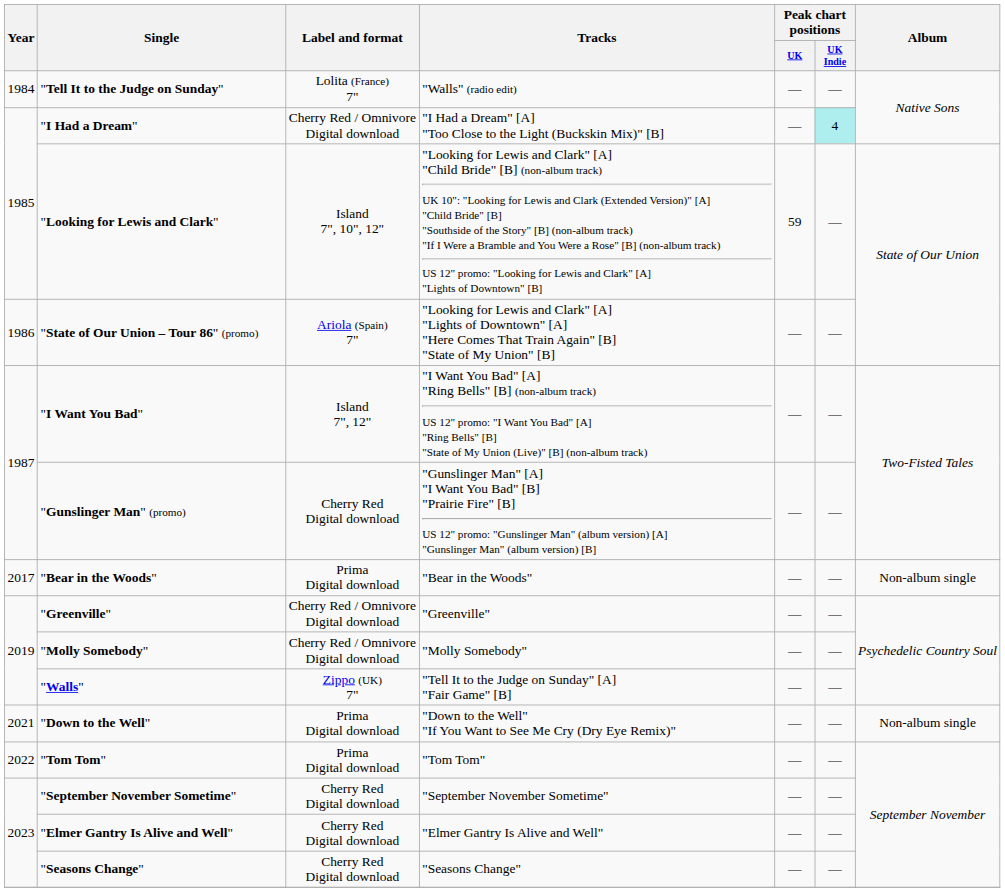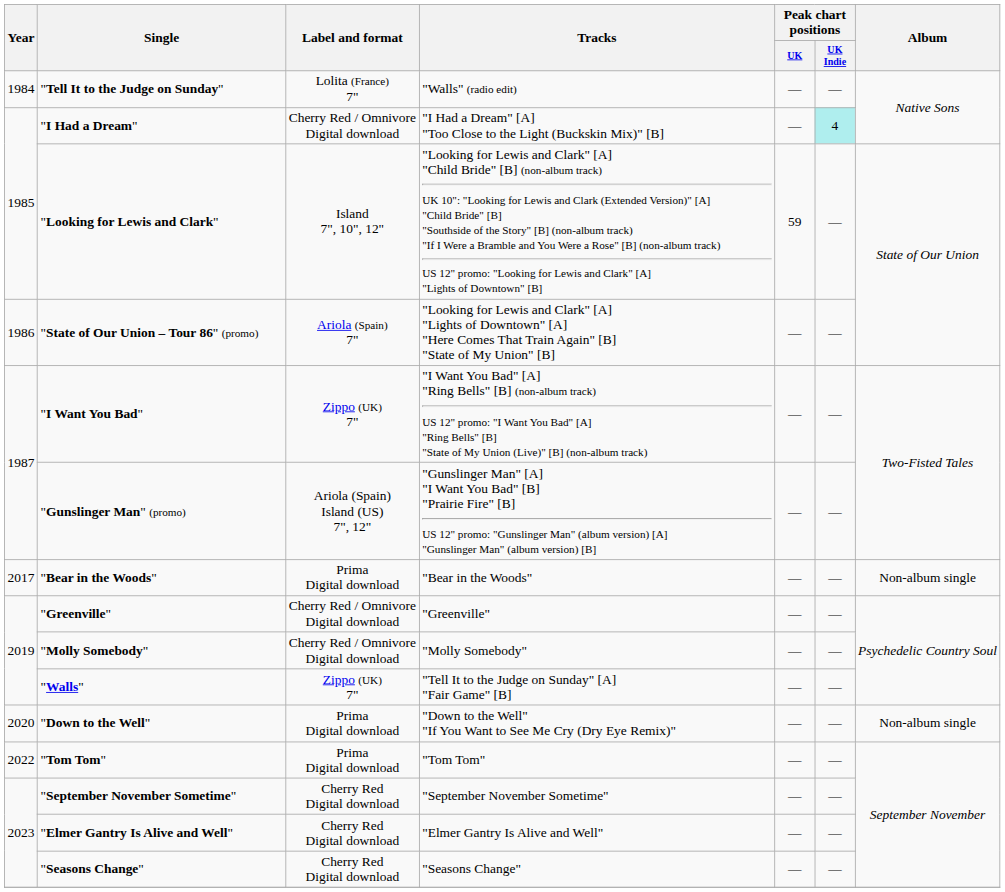(352, 414) Island 7", 12" -> (352, 414) Zippo (UK) 7"
(352, 511) Cherry Red Digital download -> (352, 511) Ariola (Spain) Island (US) 7", 12"
(21, 723) 2021 -> (21, 723) 2020
